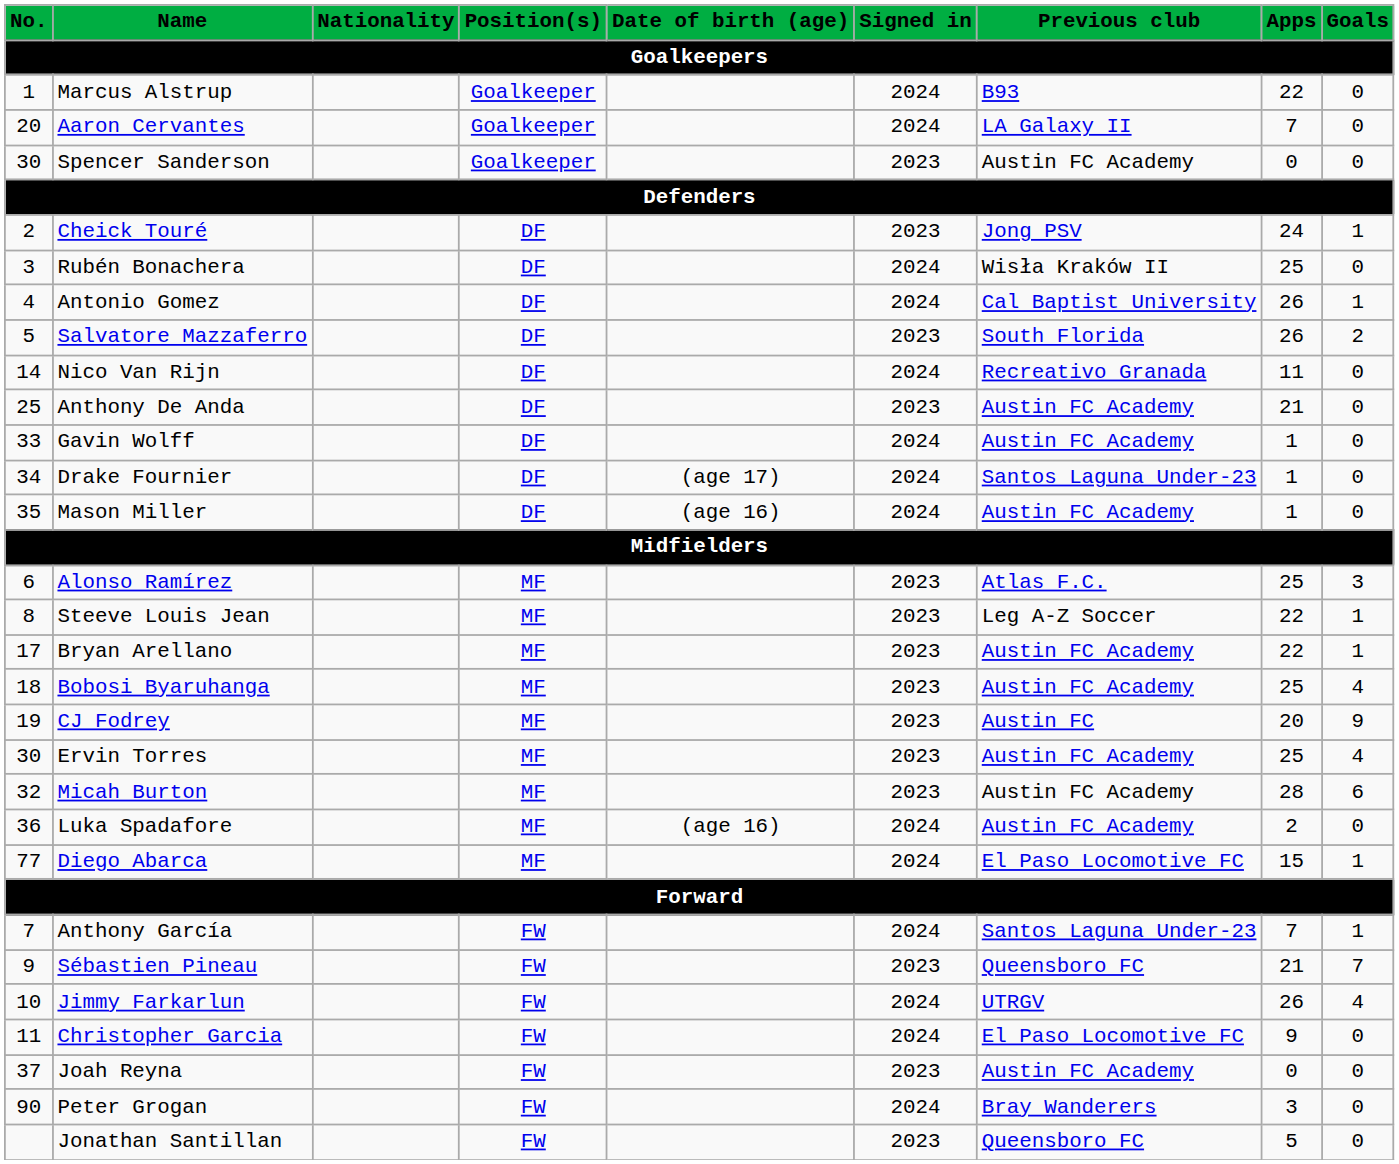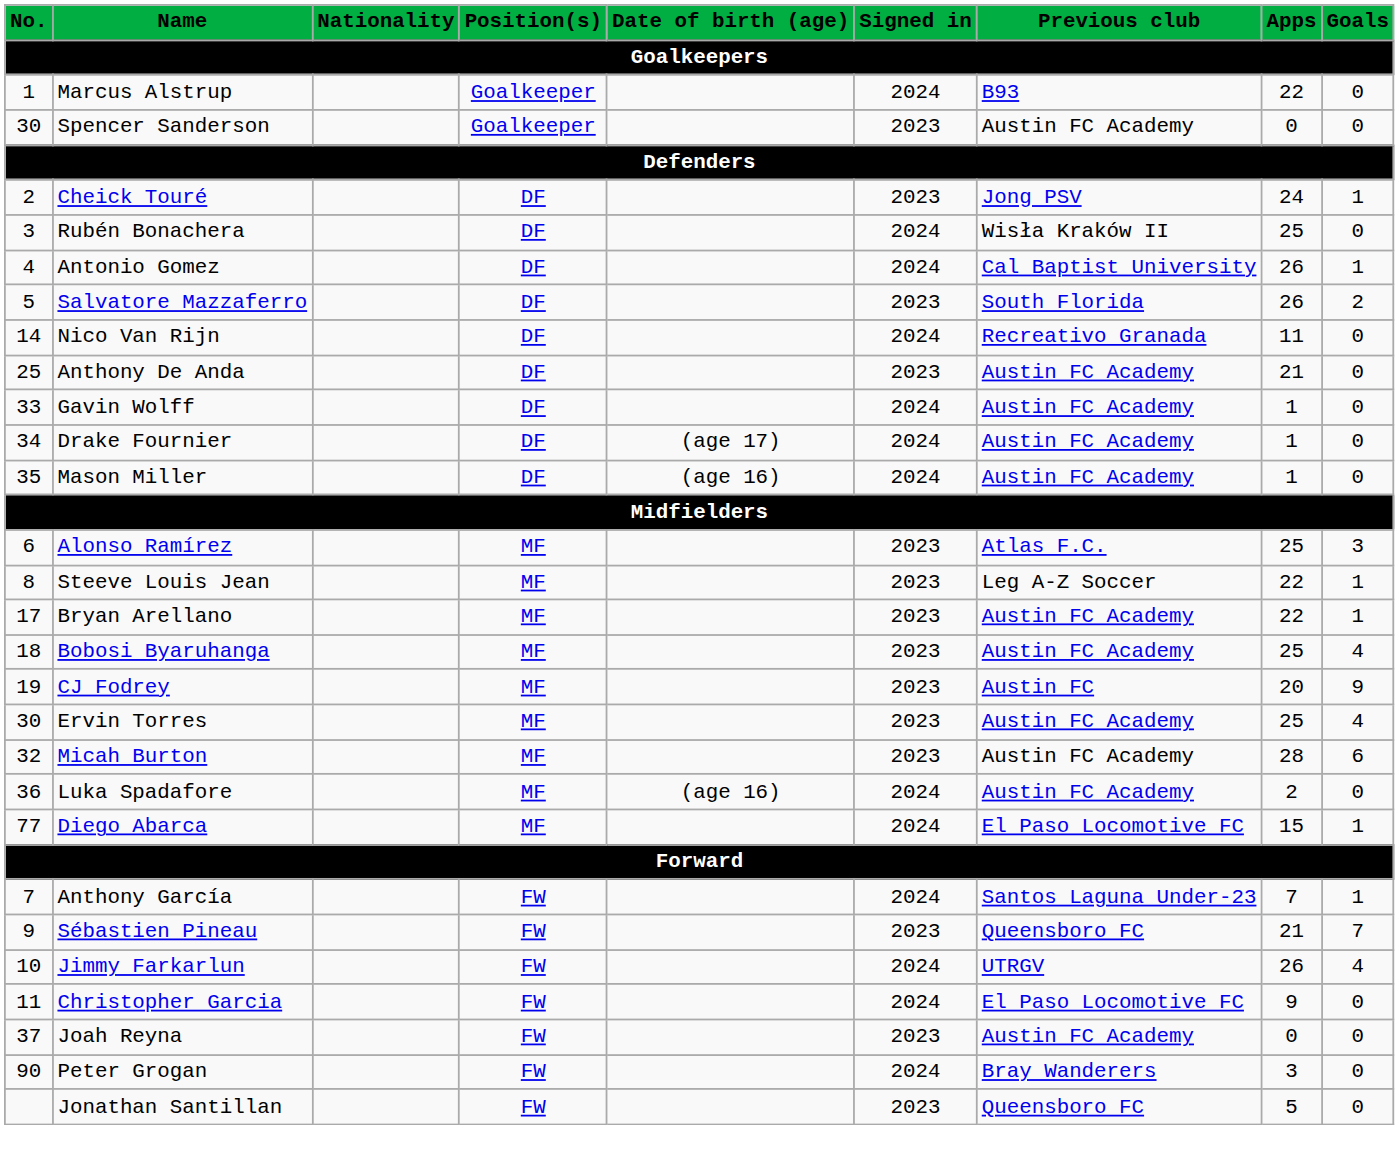- row: (151, 127)
(1119, 477) Santos Laguna Under-23 -> (1088, 442) Austin FC Academy
